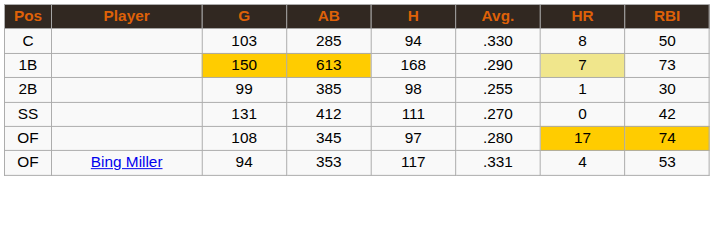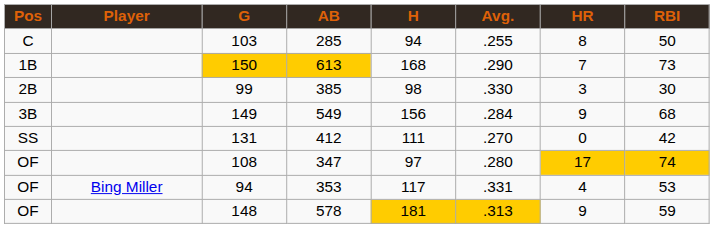(498, 41) .330 -> (498, 41) .255
(583, 65) khaki background -> (583, 65) no background
(498, 89) .255 -> (498, 89) .330
(583, 89) 1 -> (583, 89) 3
+ row: (244, 114)
(329, 138) 345 -> (329, 162) 347
+ row: (244, 211)
